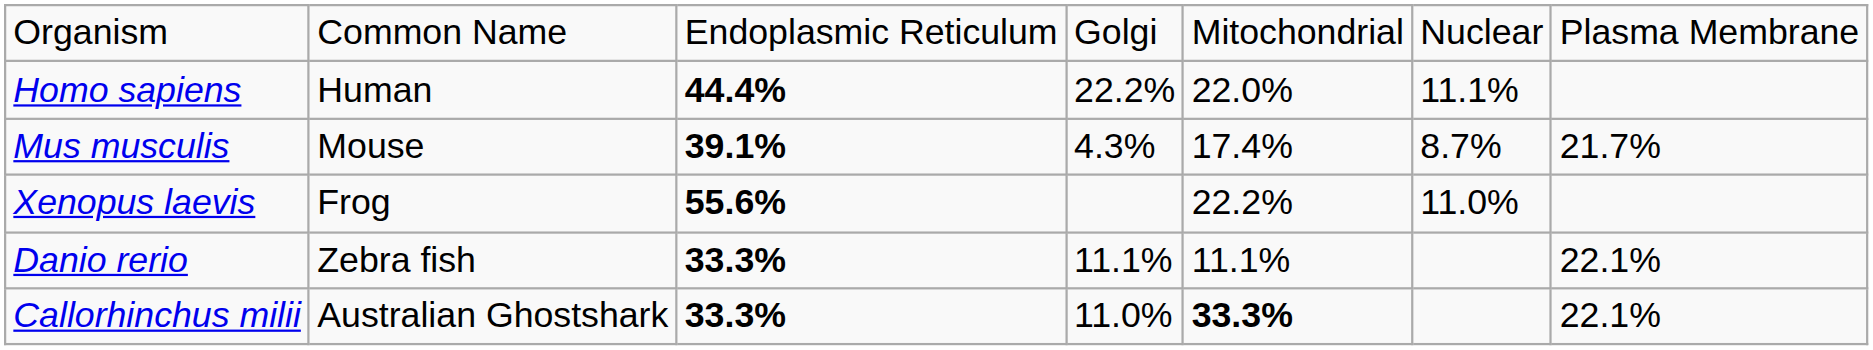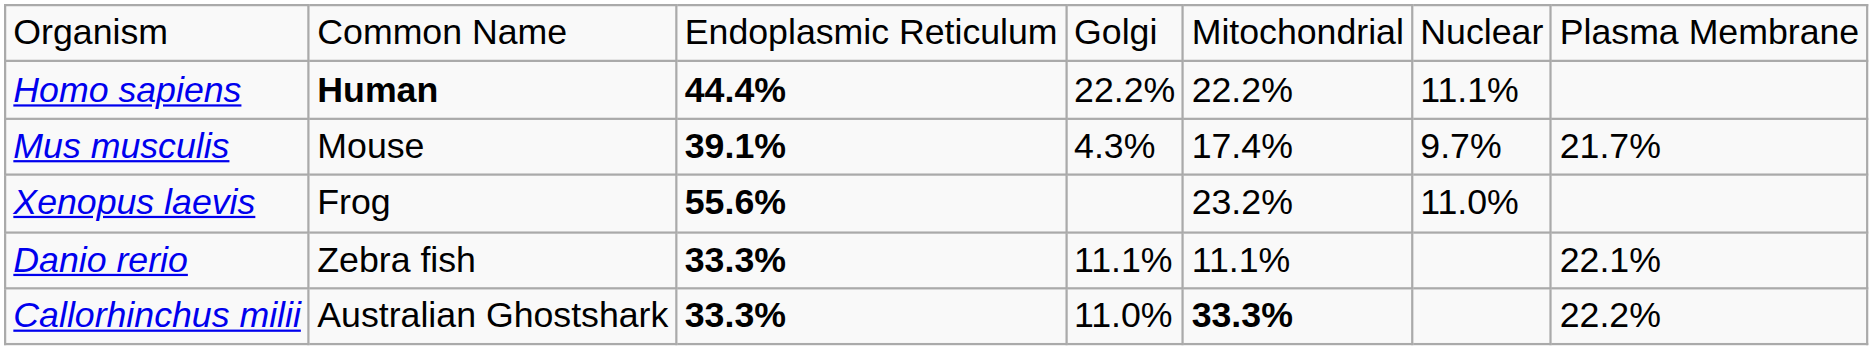(375, 89) normal -> (378, 89) bold
(1242, 89) 22.0% -> (1242, 89) 22.2%
(1461, 145) 8.7% -> (1461, 145) 9.7%
(1242, 202) 22.2% -> (1242, 202) 23.2%
(1610, 315) 22.1% -> (1610, 315) 22.2%
